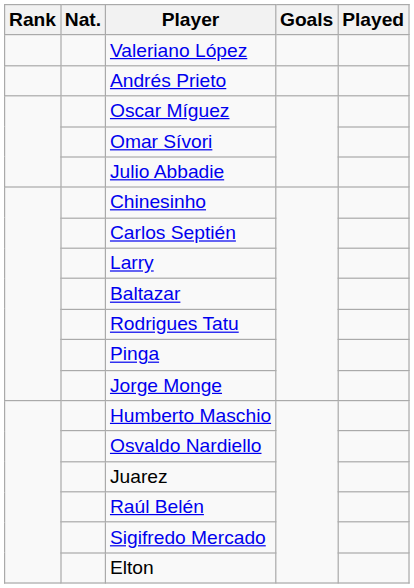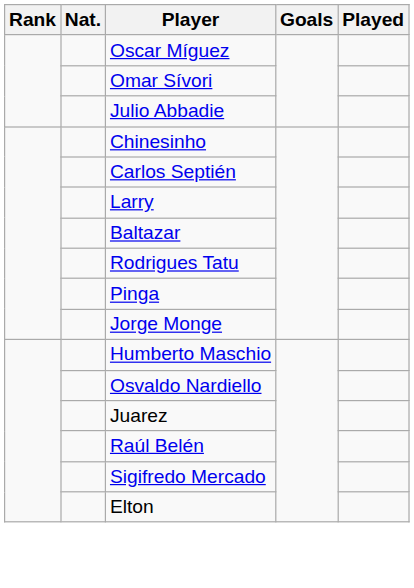- row: (179, 50)
- row: (168, 80)
